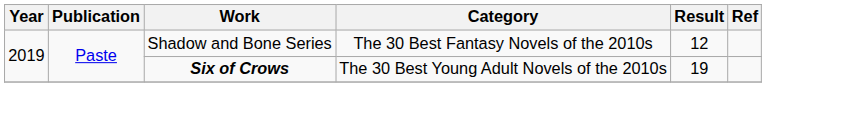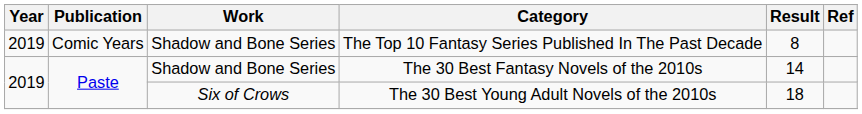+ row: (553, 43)
(699, 43) 12 -> (795, 69) 14
(240, 69) bold -> (243, 95) normal
(699, 69) 19 -> (795, 95) 18
